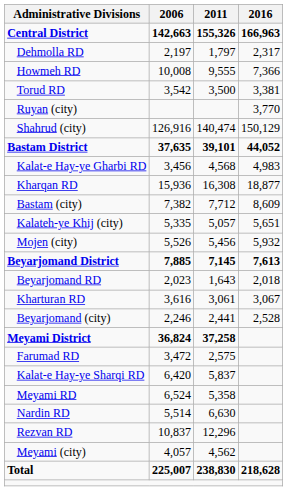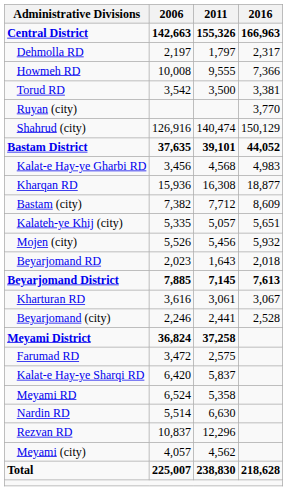rows swapped: (63, 261) <-> (59, 280)
